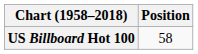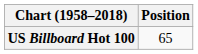(166, 37) 58 -> (166, 37) 65
